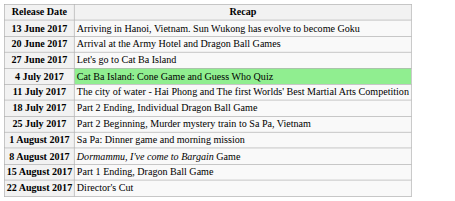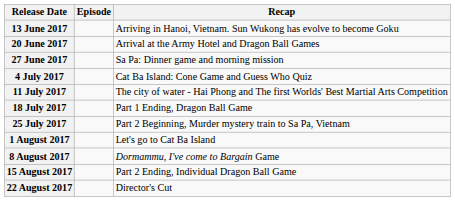+ column: (94, 12)
(127, 60) Let's go to Cat Ba Island -> (200, 60) Sa Pa: Dinner game and morning mission
(175, 76) lightgreen background -> (214, 76) no background
(167, 108) Part 2 Ending, Individual Dragon Ball Game -> (184, 108) Part 1 Ending, Dragon Ball Game
(161, 140) Sa Pa: Dinner game and morning mission -> (165, 140) Let's go to Cat Ba Island
(145, 172) Part 1 Ending, Dragon Ball Game -> (206, 172) Part 2 Ending, Individual Dragon Ball Game
